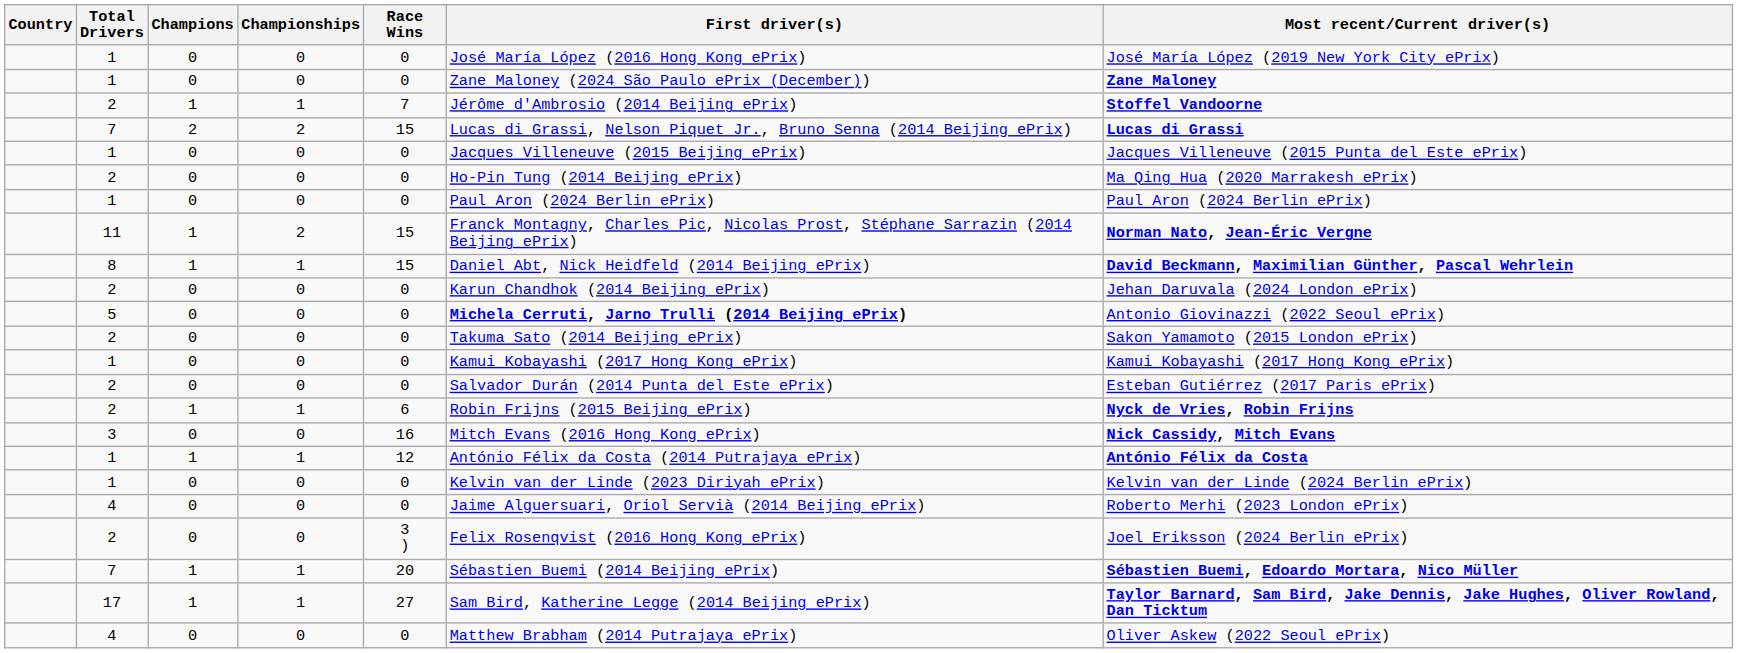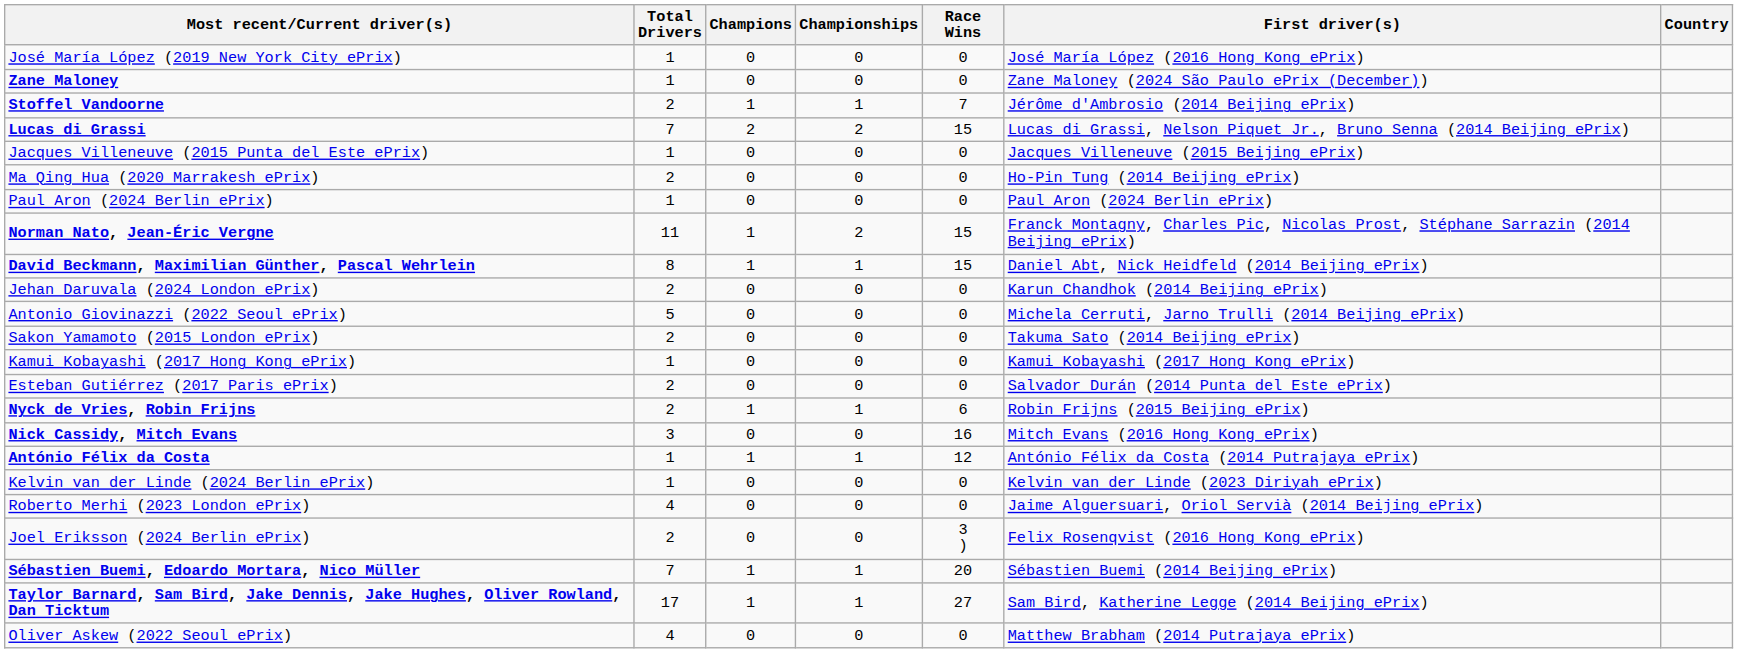columns swapped: (40, 25) <-> (1418, 25)
(678, 314) bold -> (1236, 314) normal
